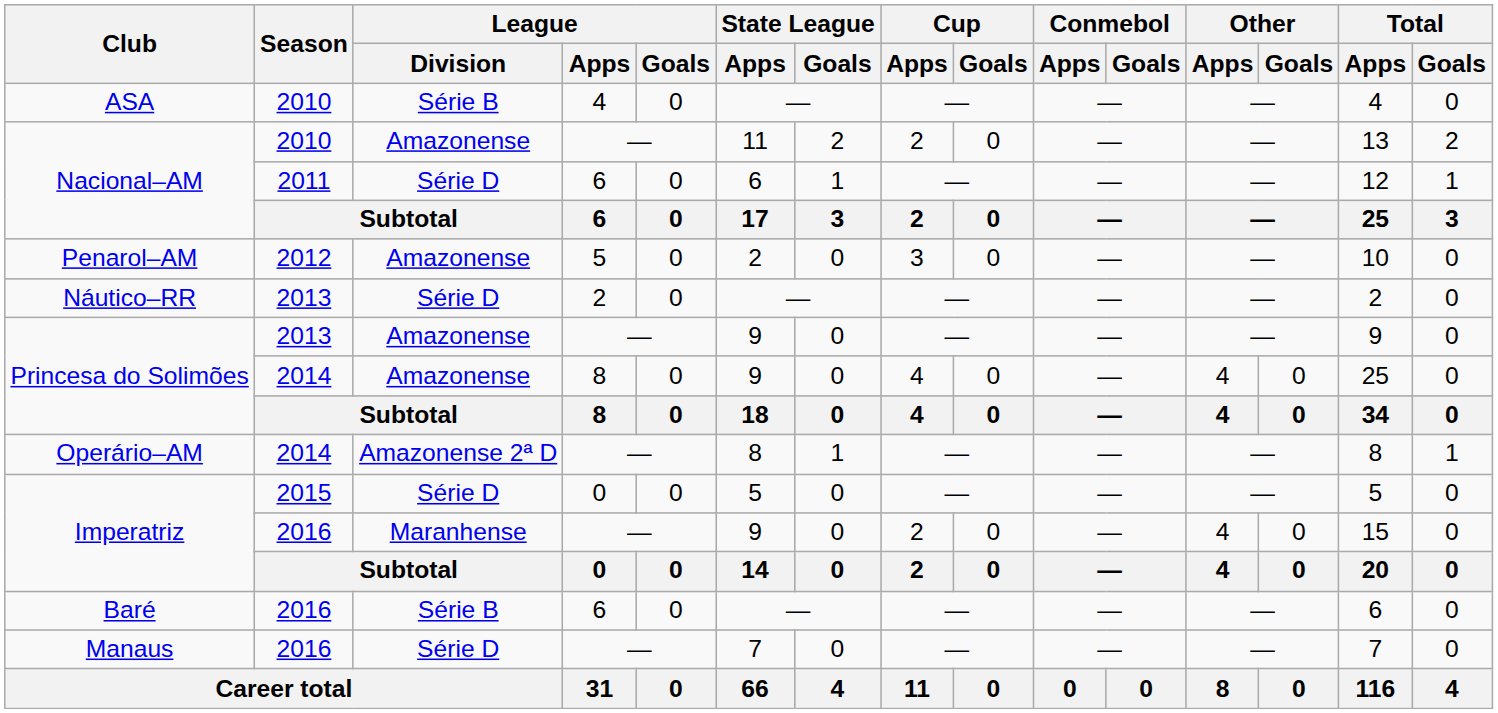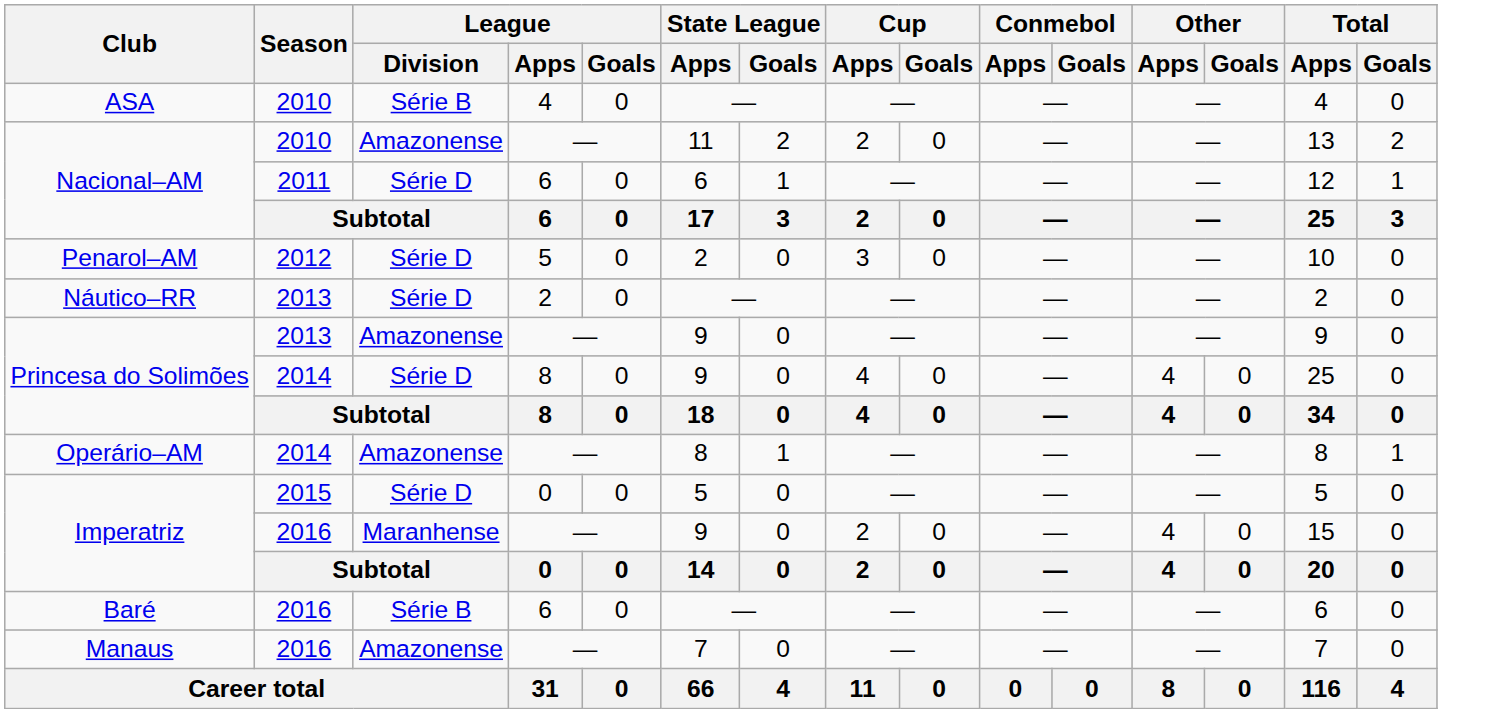(458, 258) Amazonense -> (431, 258) Série D
(458, 375) Amazonense -> (431, 375) Série D
(458, 453) Amazonense 2ª D -> (431, 453) Amazonense
(458, 649) Série D -> (431, 649) Amazonense
